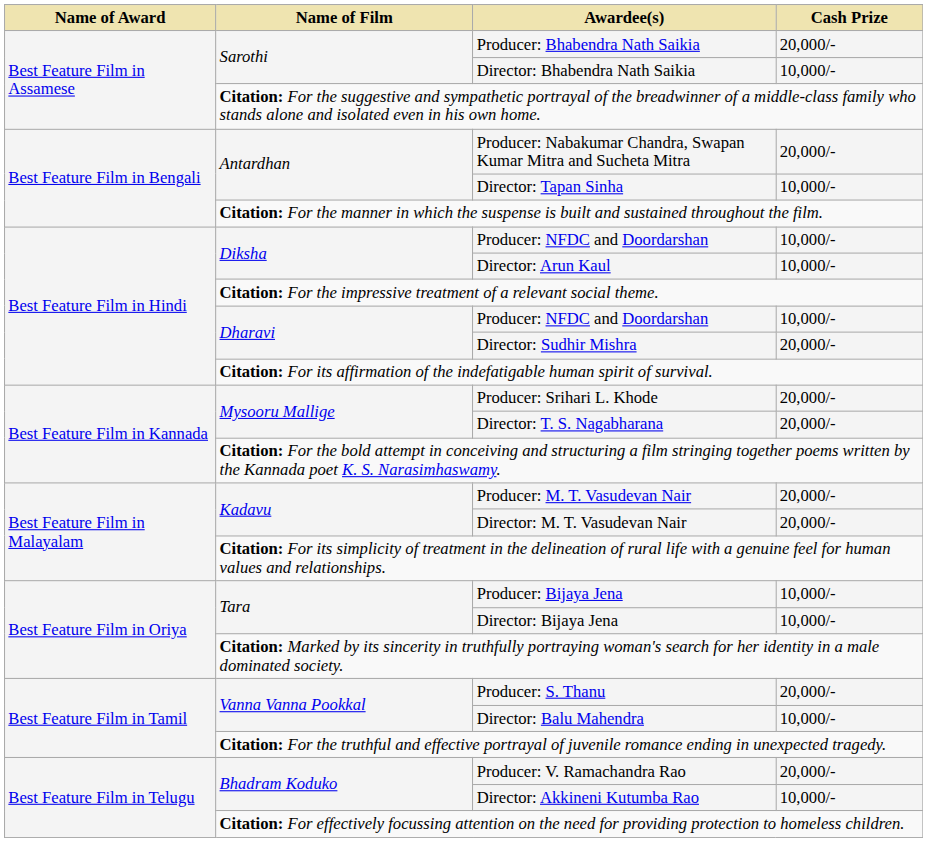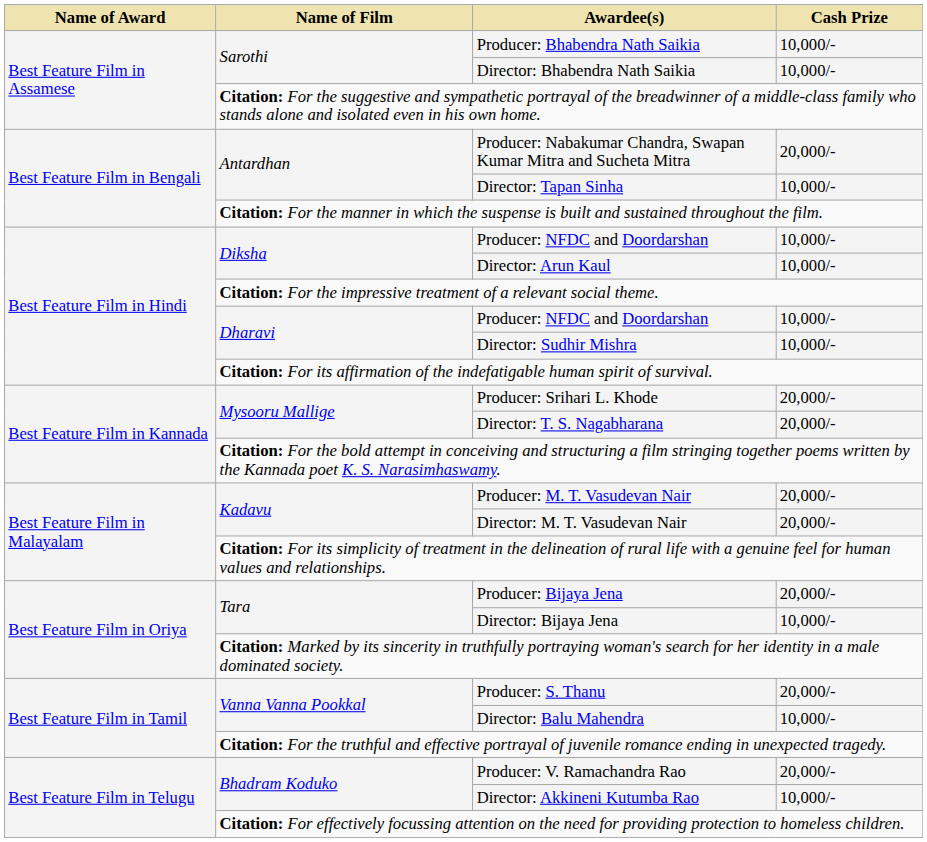(808, 44) 20,000/- -> (808, 44) 10,000/-
(808, 345) 20,000/- -> (808, 345) 10,000/-
(808, 593) 10,000/- -> (808, 593) 20,000/-
